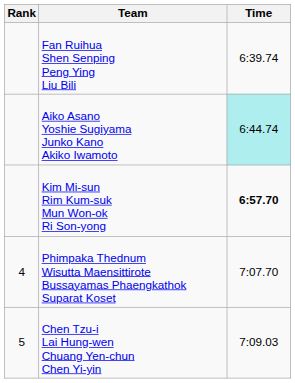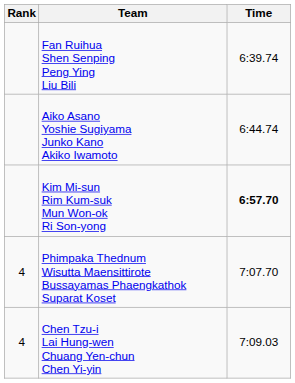(259, 129) paleturquoise background -> (259, 129) no background
(22, 342) 5 -> (22, 342) 4
